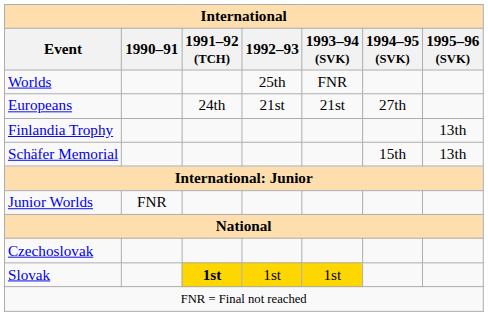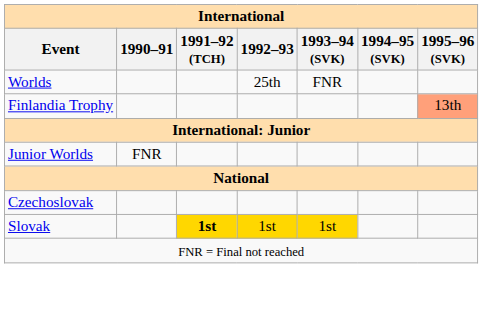- row: (40, 105)
(453, 130) no background -> (448, 105) lightsalmon background
- row: (63, 154)
